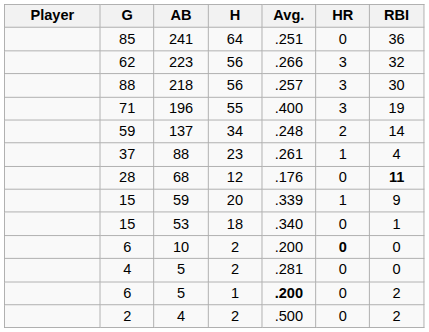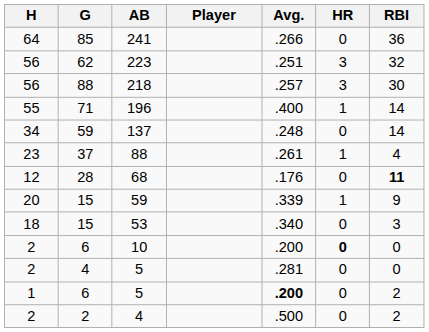columns swapped: (52, 16) <-> (235, 16)
(289, 39) .251 -> (289, 39) .266
(289, 62) .266 -> (289, 62) .251
(343, 108) 3 -> (343, 108) 1
(397, 108) 19 -> (397, 108) 14
(343, 131) 2 -> (343, 131) 0
(397, 223) 1 -> (397, 223) 3
